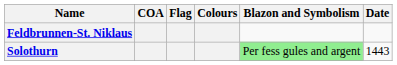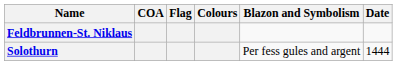(302, 51) lightgreen background -> (302, 51) no background
(378, 51) 1443 -> (378, 51) 1444
